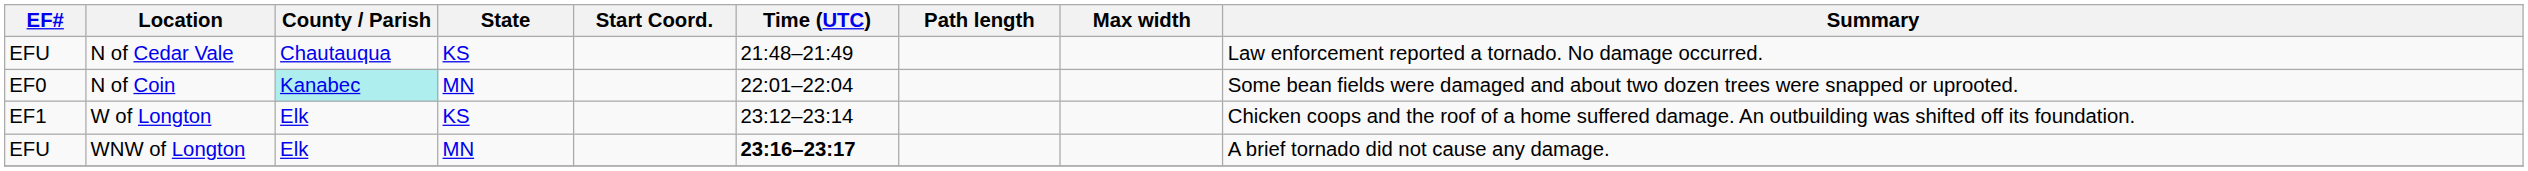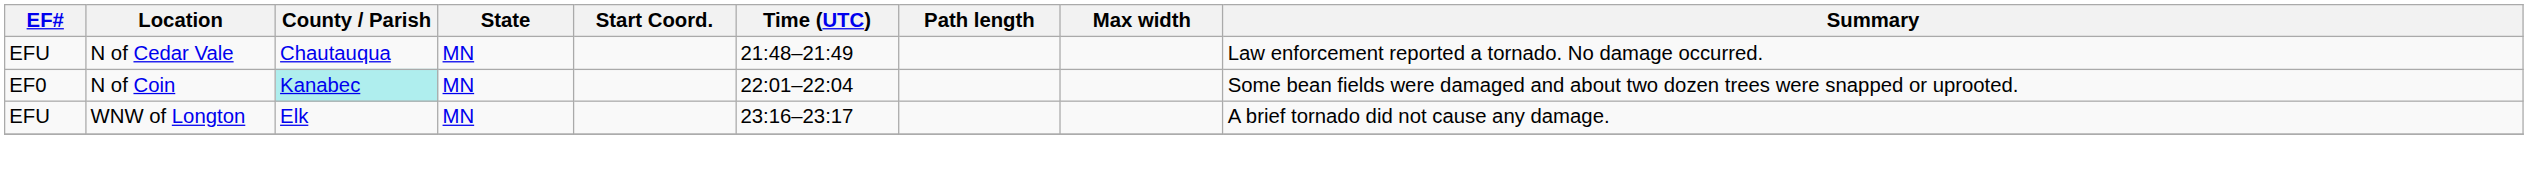(456, 52) KS -> (458, 52) MN
- row: (151, 117)
(798, 149) bold -> (797, 117) normal
